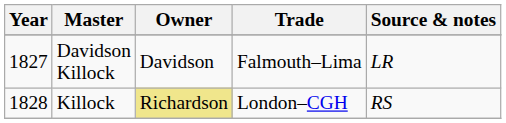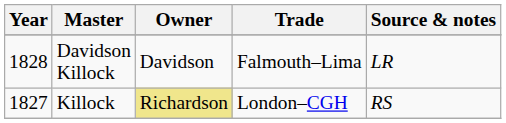(28, 61) 1827 -> (28, 61) 1828
(28, 103) 1828 -> (28, 103) 1827
